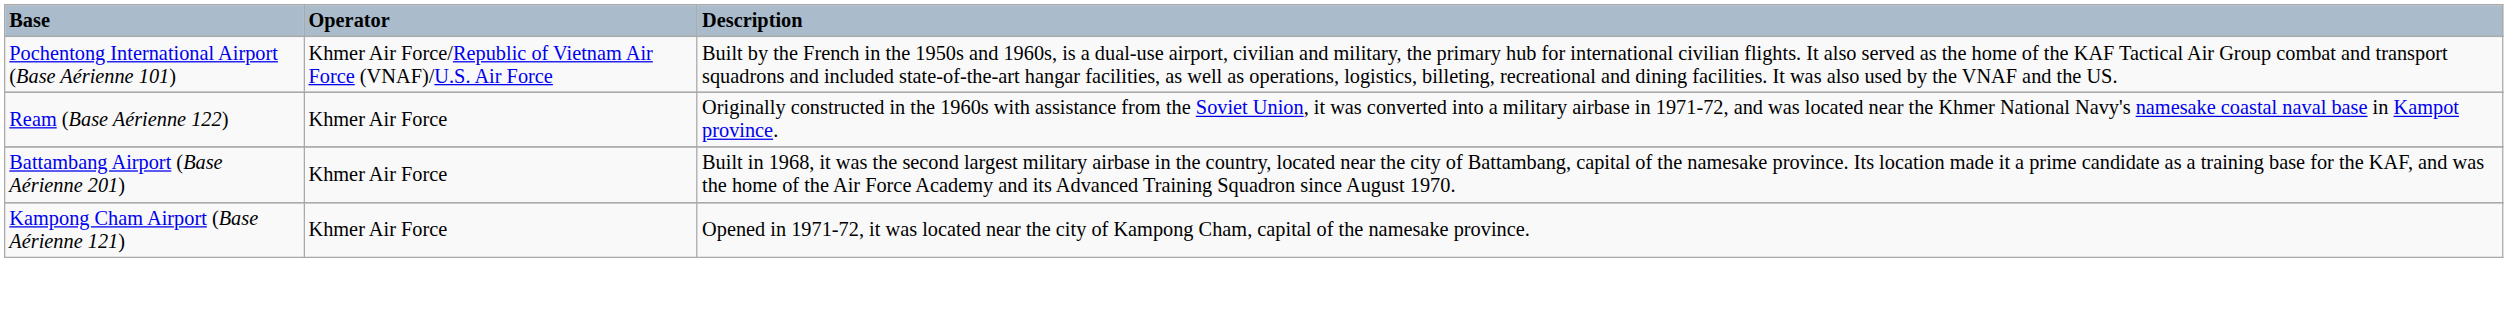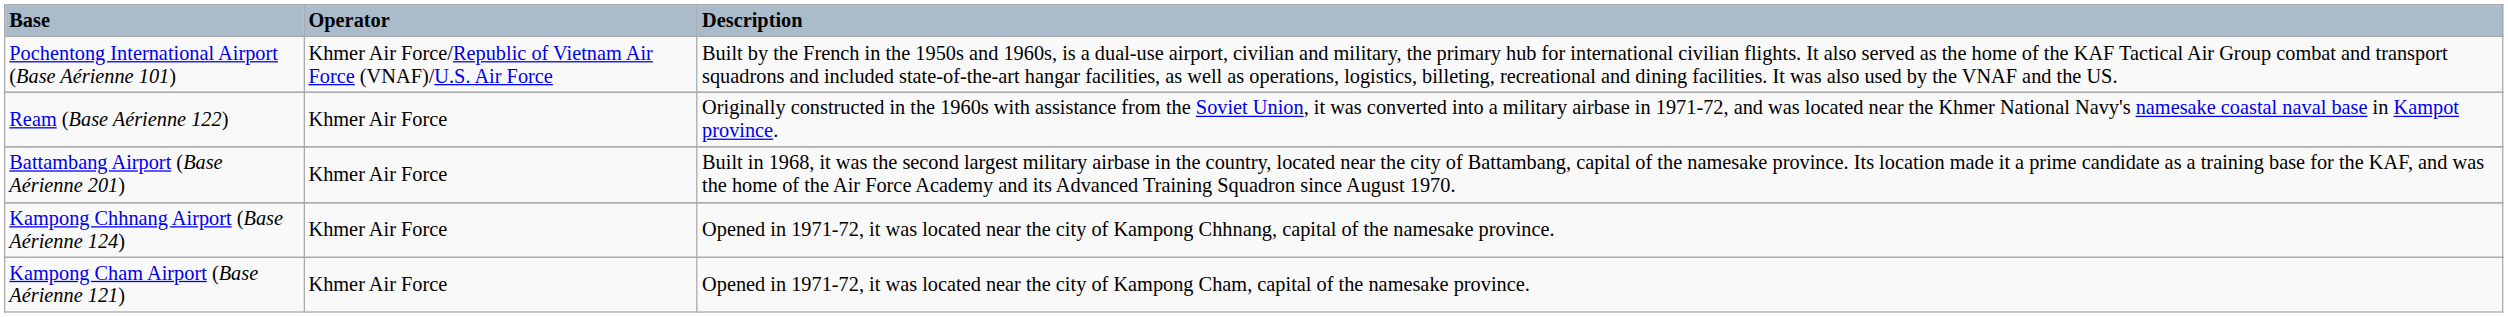+ row: (146, 229)
